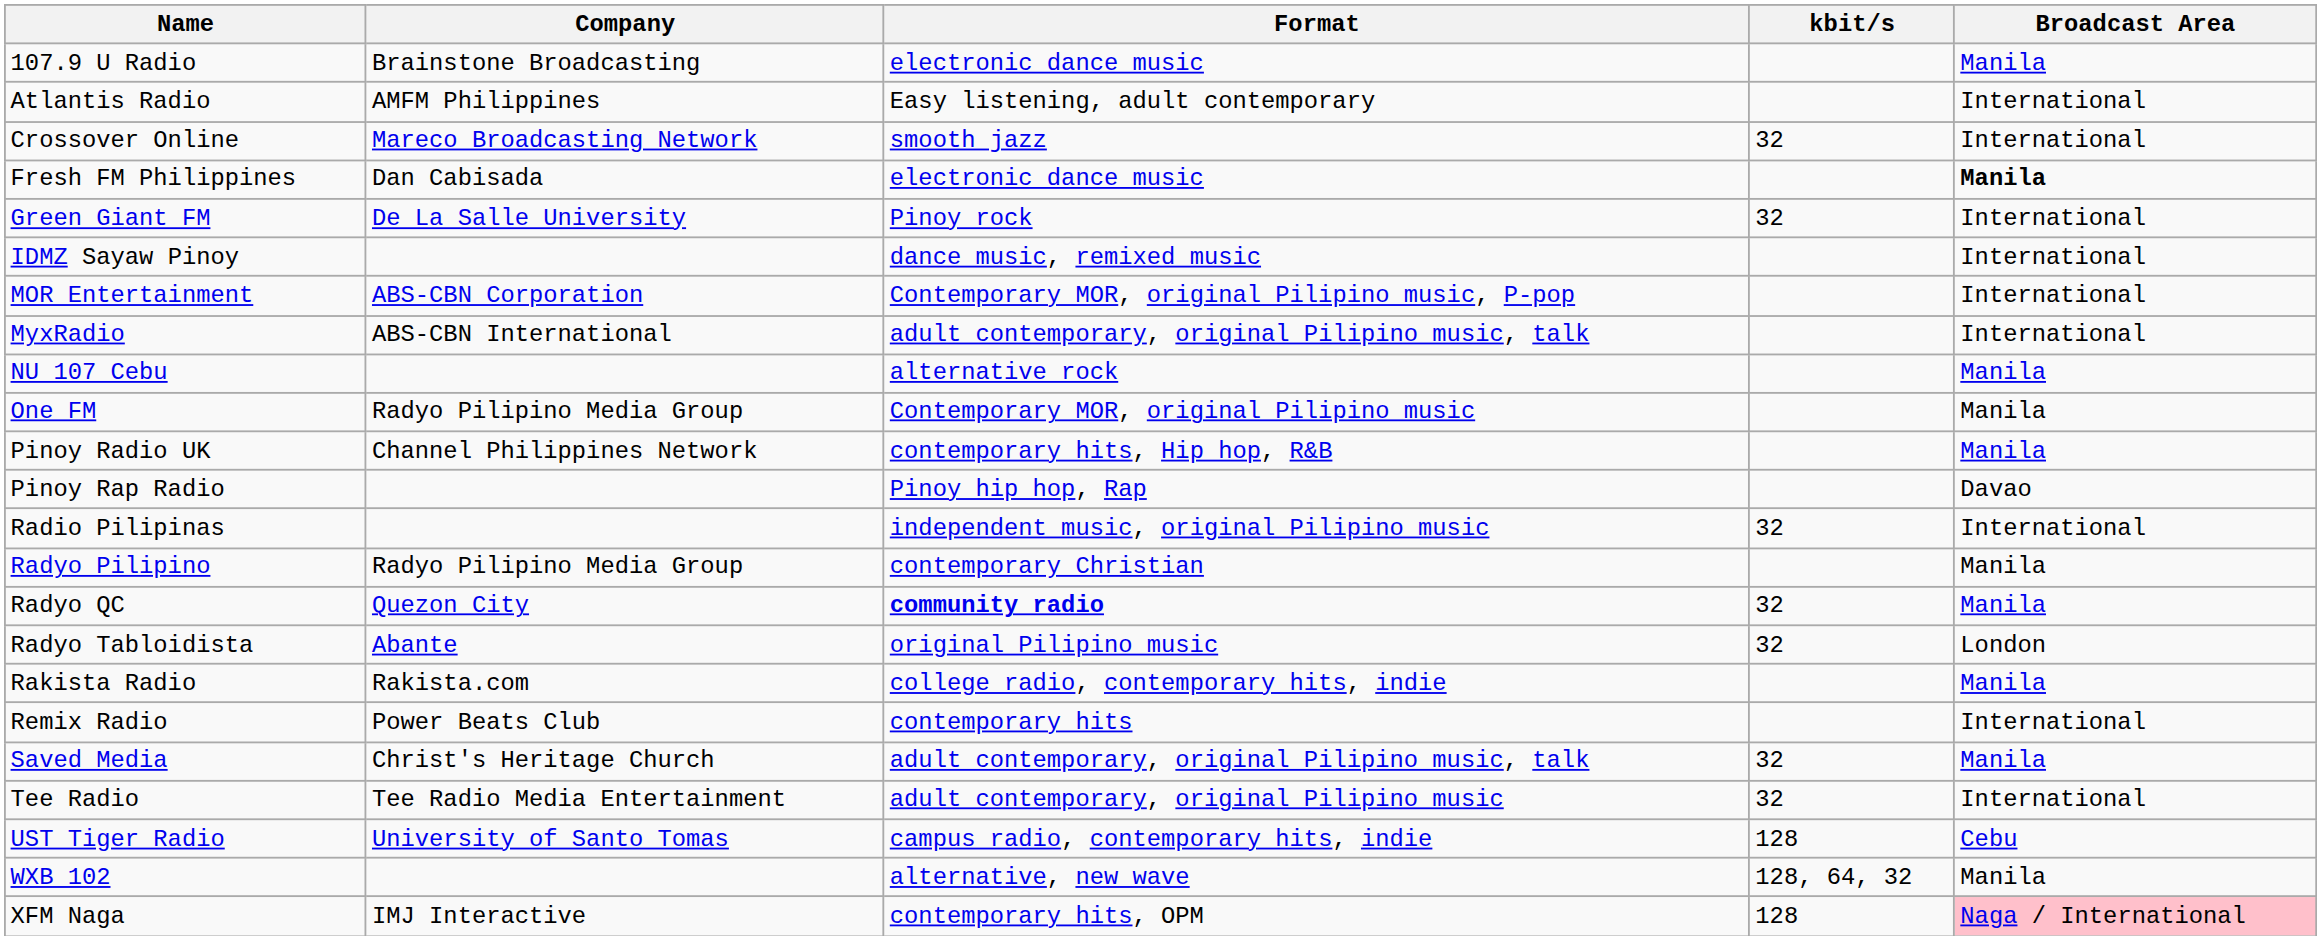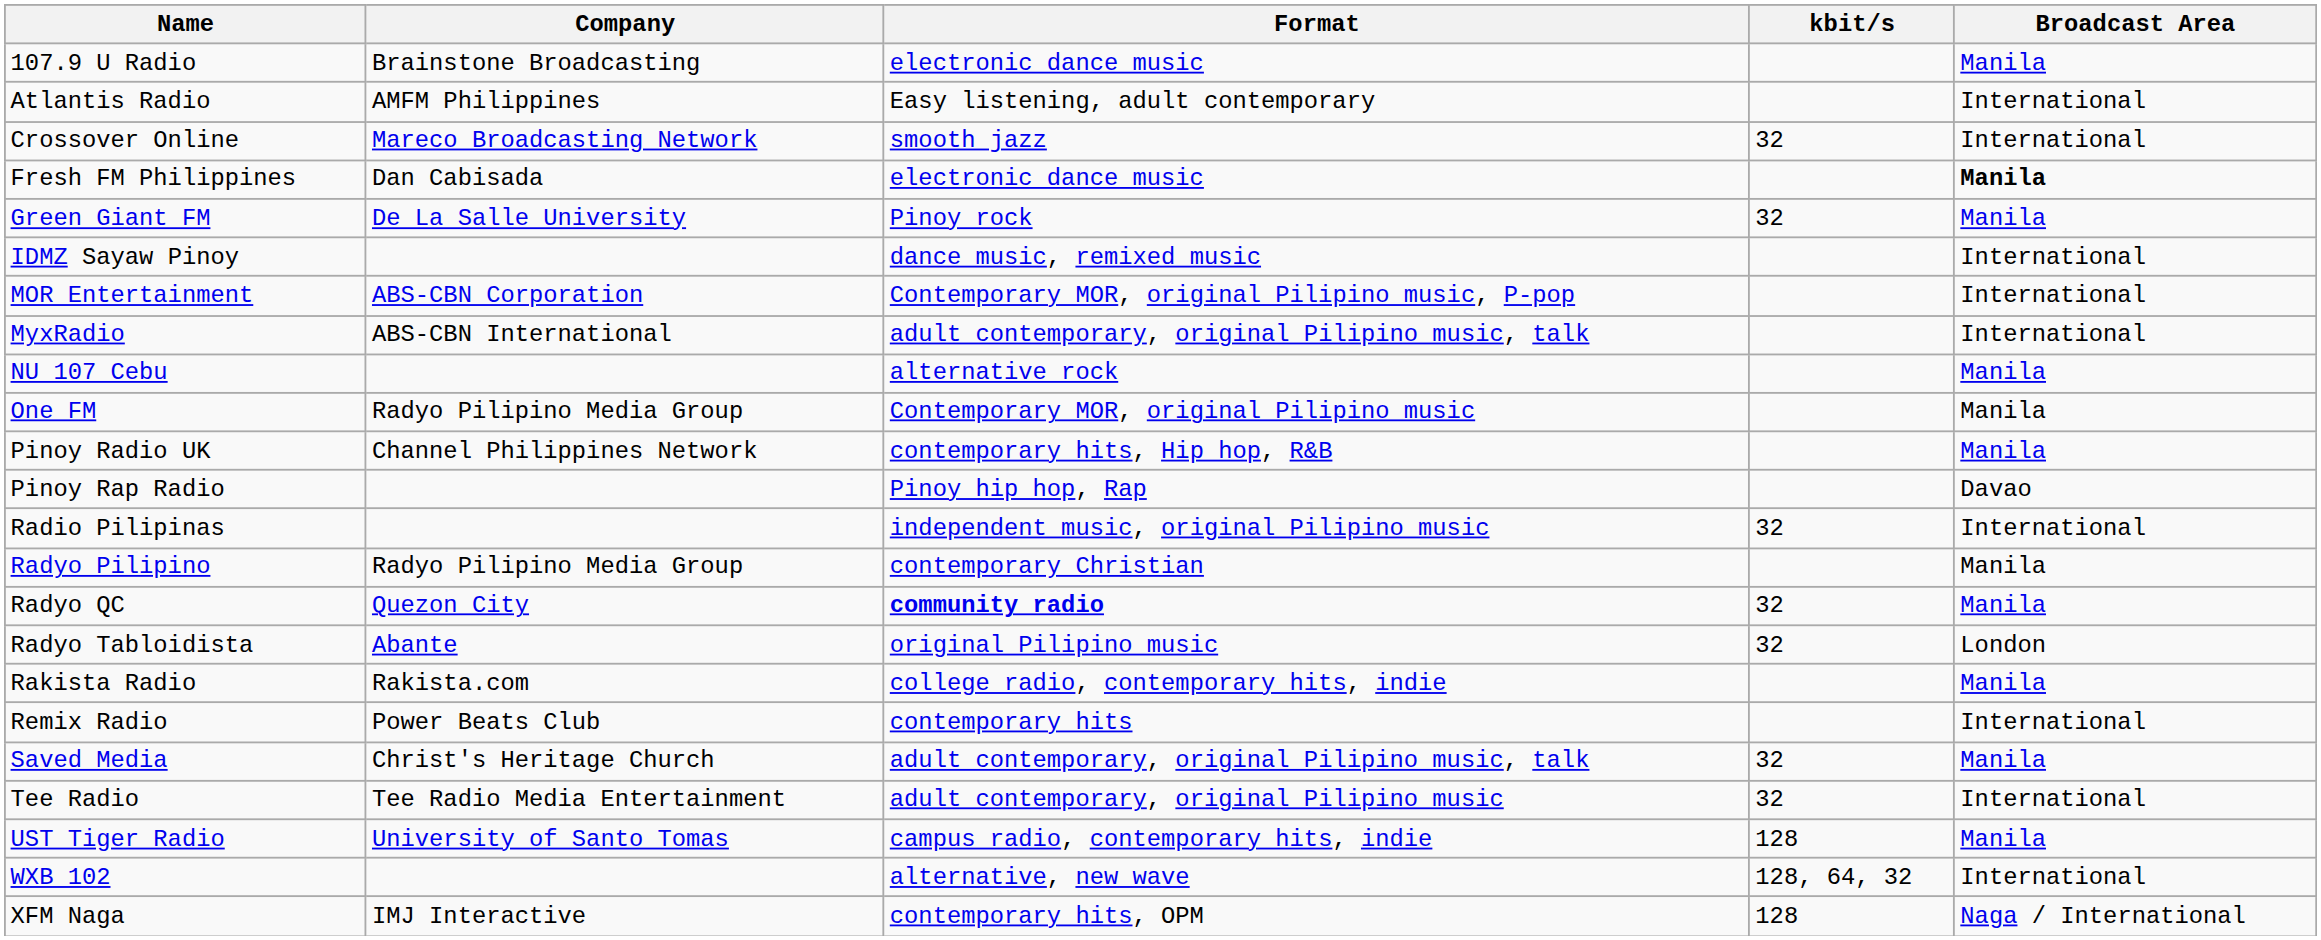(2053, 218) International -> (2003, 218) Manila
(1989, 839) Cebu -> (2003, 839) Manila
(2003, 877) Manila -> (2053, 877) International
(2103, 916) pink background -> (2103, 916) no background
